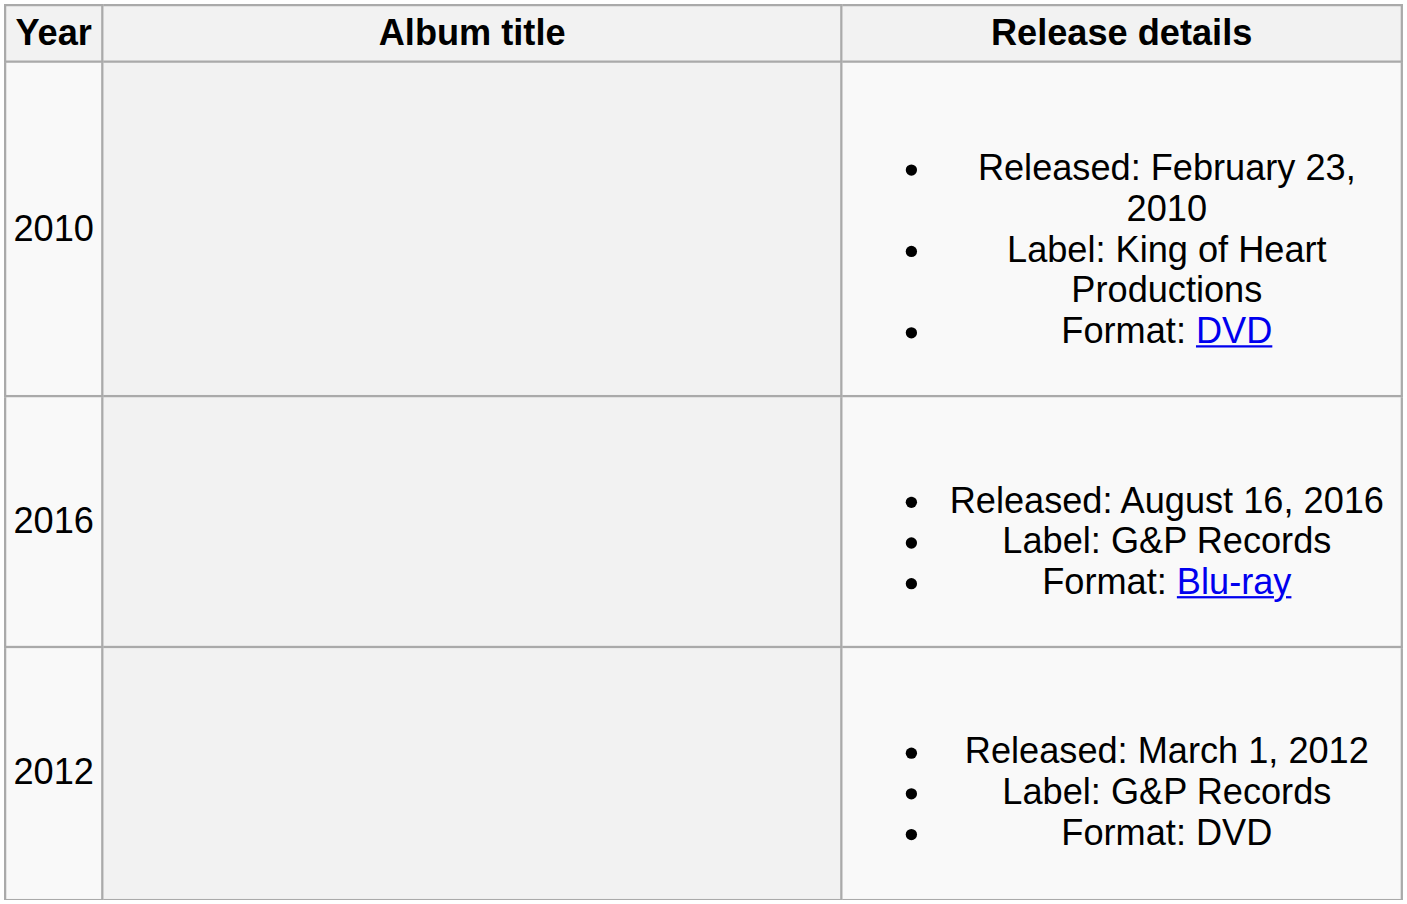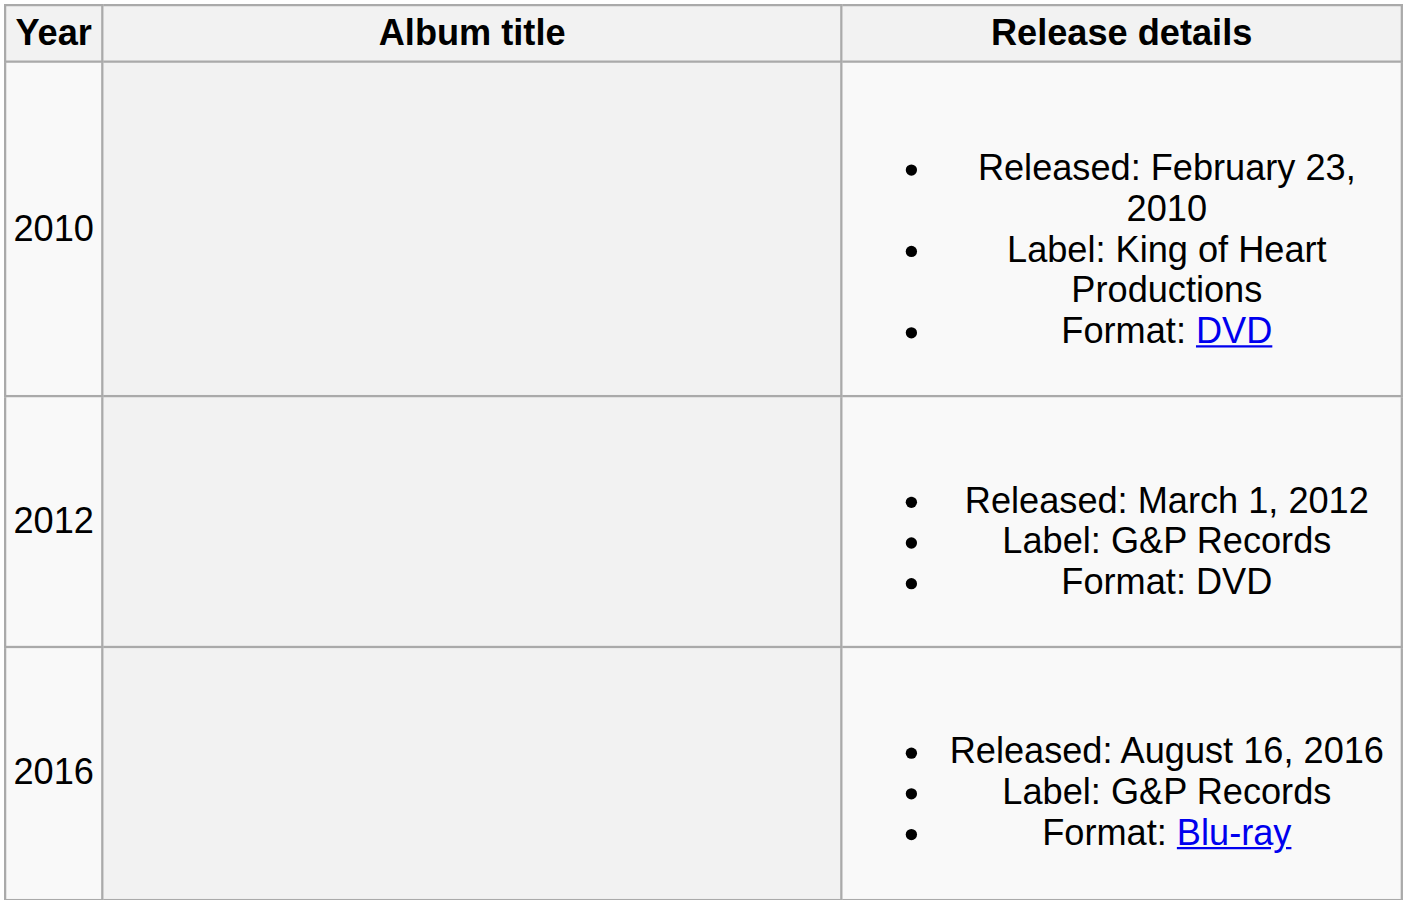rows swapped: (1122, 793) <-> (1122, 542)
